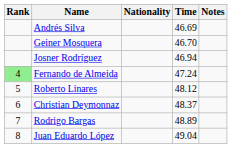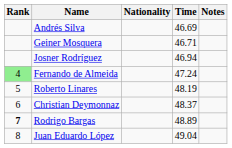(186, 43) 46.70 -> (186, 43) 46.71
(186, 89) 48.12 -> (186, 89) 48.19
(18, 120) normal -> (18, 120) bold
